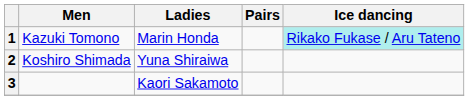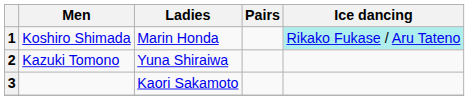(71, 38) Kazuki Tomono -> (76, 38) Koshiro Shimada
(76, 60) Koshiro Shimada -> (71, 60) Kazuki Tomono
